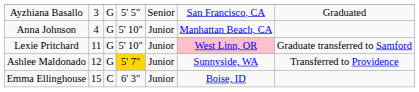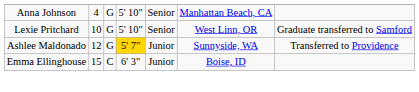- row: (46, 12)
(161, 29) Junior -> (161, 12) Senior
(96, 45) 11 -> (96, 29) 10
(161, 45) Junior -> (161, 29) Senior
(226, 45) pink background -> (226, 29) no background
